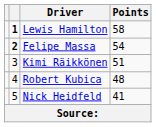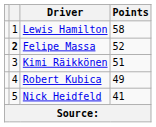(15, 30) bold -> (15, 30) normal
(119, 46) 54 -> (119, 46) 52
(119, 80) 48 -> (119, 80) 49
